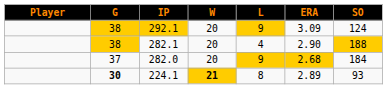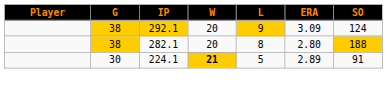(261, 44) 4 -> (261, 44) 8
(309, 44) 2.90 -> (309, 44) 2.80
- row: (164, 60)
(115, 76) bold -> (115, 60) normal
(261, 76) 8 -> (261, 60) 5
(358, 76) 93 -> (358, 60) 91
